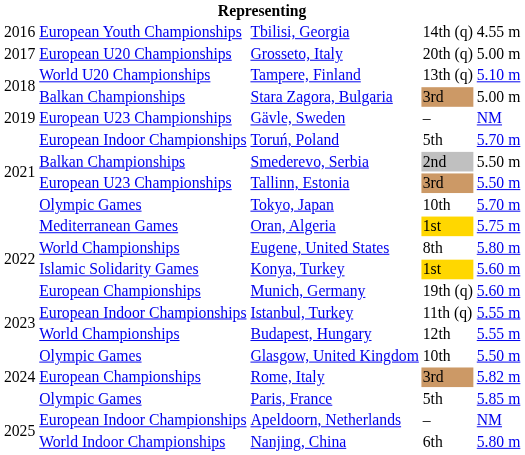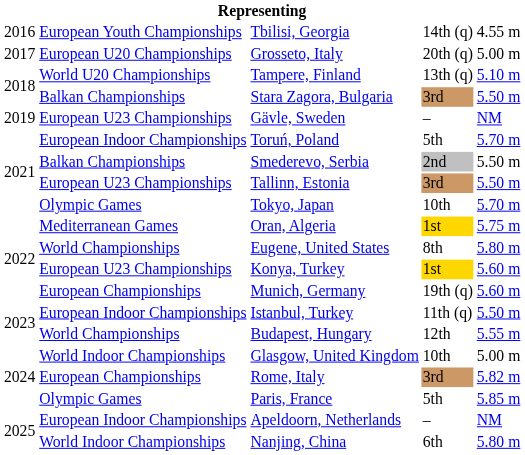(499, 97) 5.00 m -> (499, 97) 5.50 m
(119, 269) Islamic Solidarity Games -> (135, 269) European U23 Championships
(499, 312) 5.55 m -> (499, 312) 5.50 m
(90, 355) Olympic Games -> (132, 355) World Indoor Championships
(499, 355) 5.50 m -> (499, 355) 5.00 m
